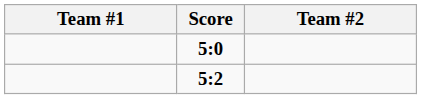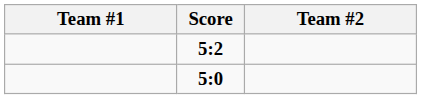rows swapped: (211, 49) <-> (211, 78)
